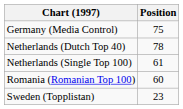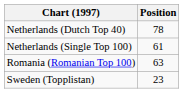- row: (62, 29)
(158, 79) 60 -> (158, 63) 63
